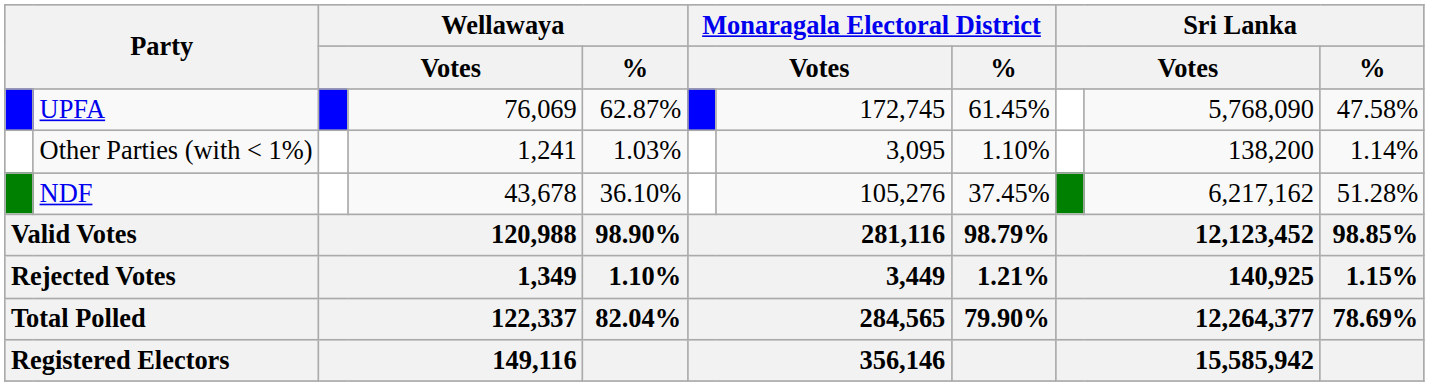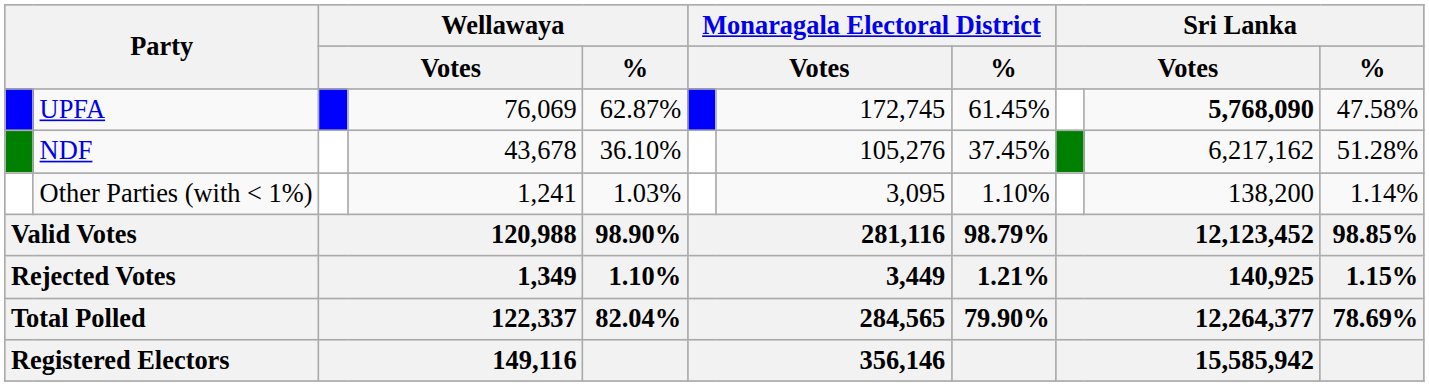(1261, 109) normal -> (1261, 109) bold
rows swapped: (66, 192) <-> (176, 151)
